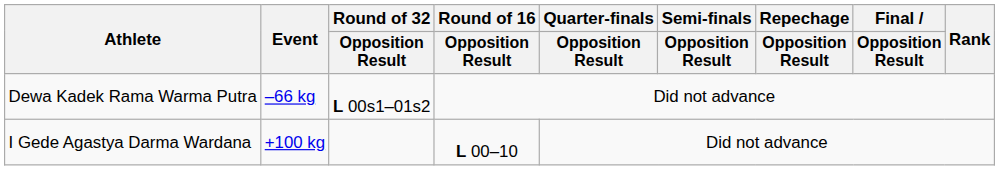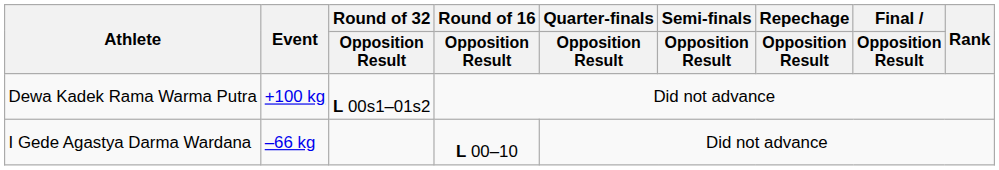(290, 97) –66 kg -> (295, 97) +100 kg
(295, 142) +100 kg -> (290, 142) –66 kg
